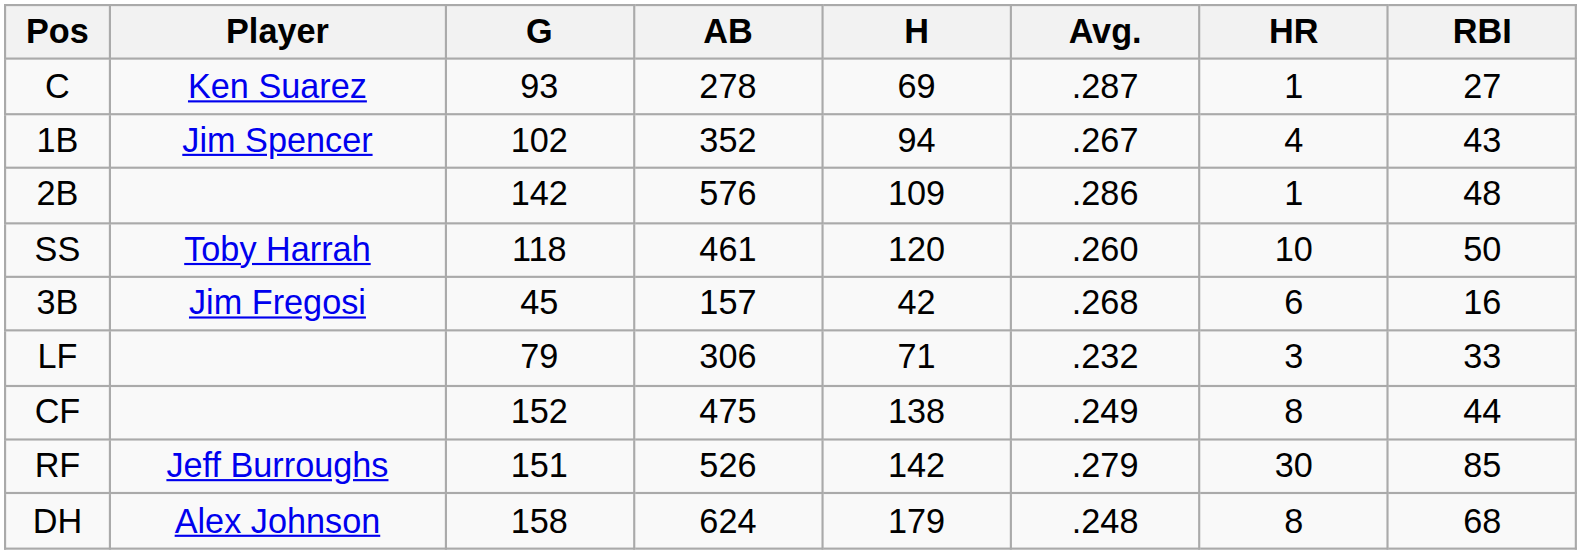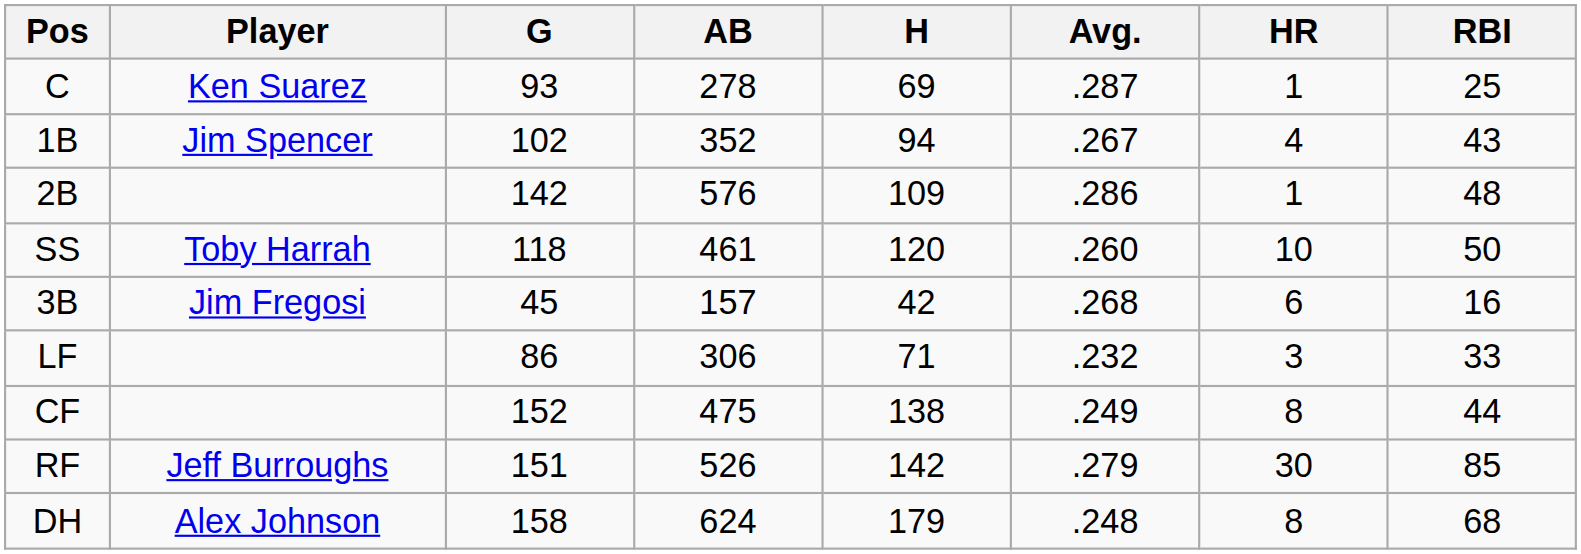(1482, 85) 27 -> (1482, 85) 25
(539, 357) 79 -> (539, 357) 86
